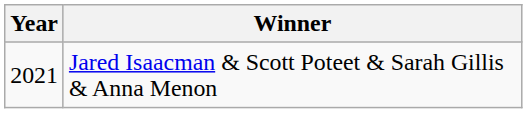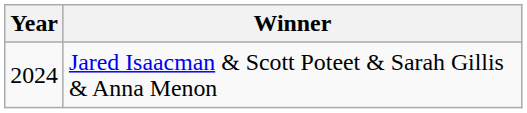(34, 74) 2021 -> (34, 74) 2024
